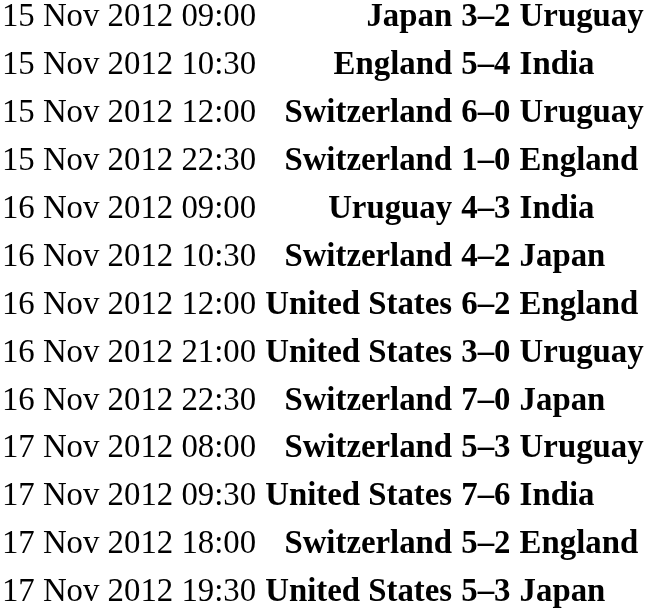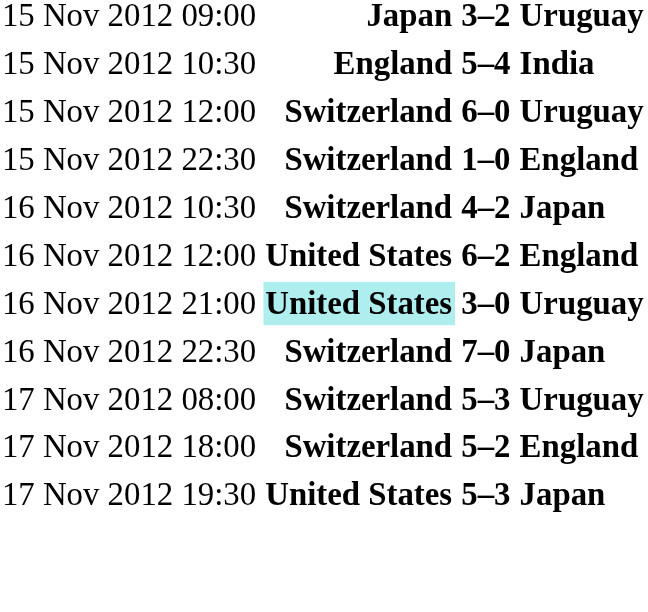- row: (129, 207)
(359, 350) no background -> (359, 302) paleturquoise background
- row: (129, 494)
